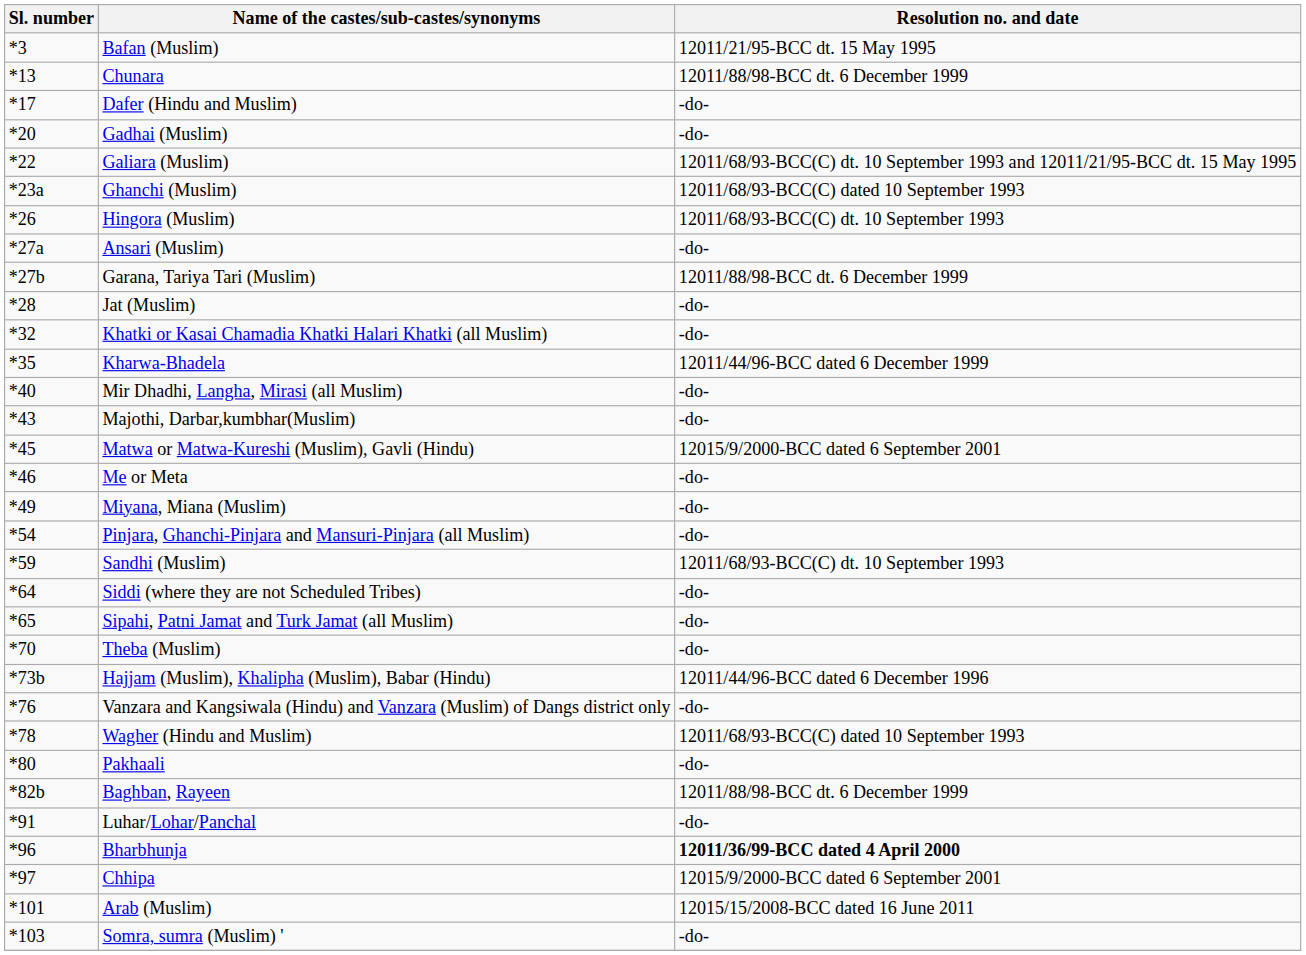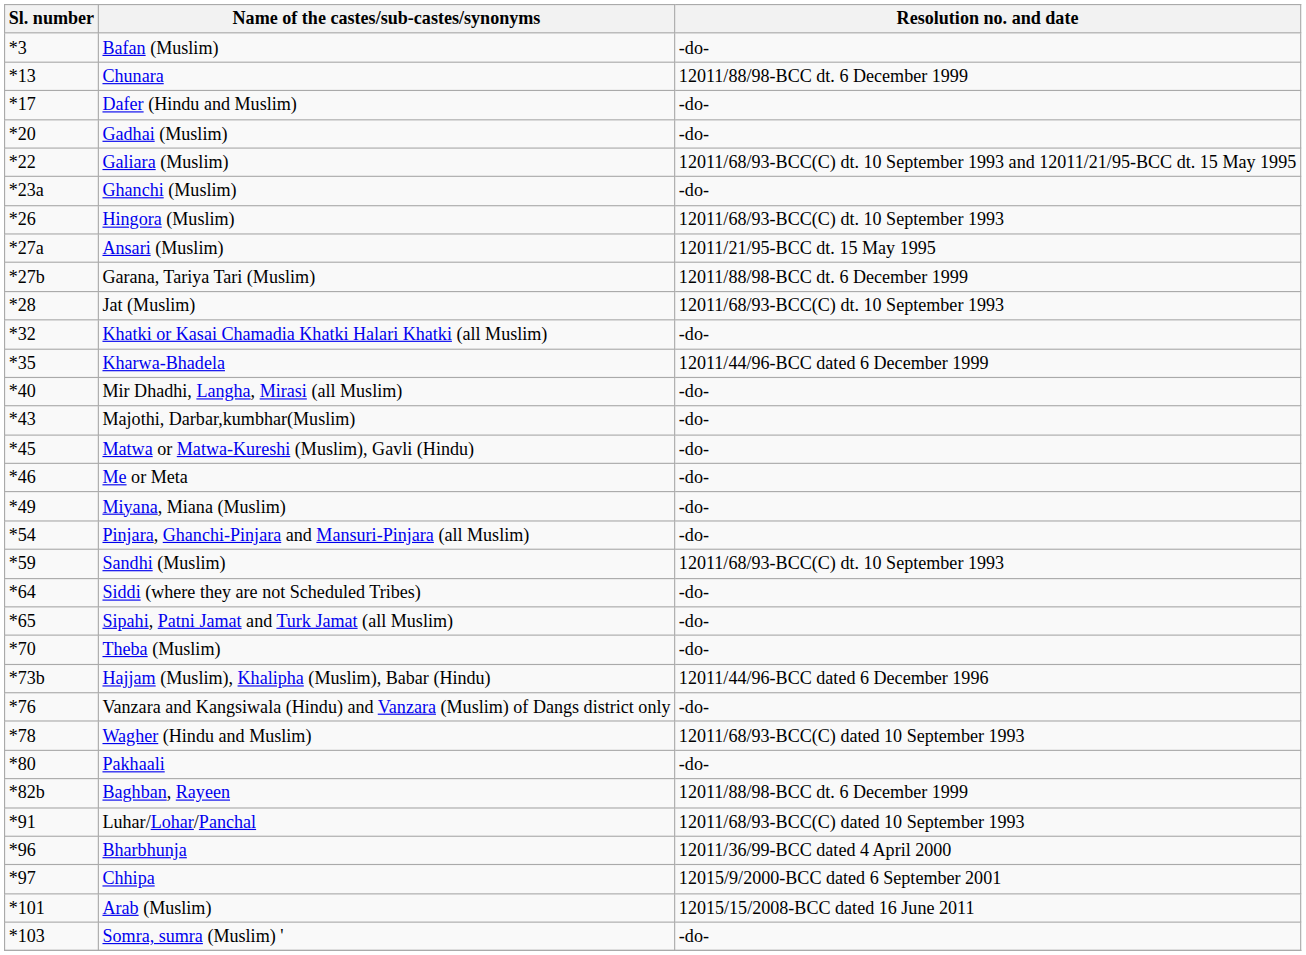(807, 47) 12011/21/95-BCC dt. 15 May 1995 -> (694, 47) -do-
(852, 190) 12011/68/93-BCC(C) dated 10 September 1993 -> (694, 190) -do-
(694, 248) -do- -> (807, 248) 12011/21/95-BCC dt. 15 May 1995
(694, 305) -do- -> (841, 305) 12011/68/93-BCC(C) dt. 10 September 1993
(840, 448) 12015/9/2000-BCC dated 6 September 2001 -> (694, 448) -do-
(694, 821) -do- -> (852, 821) 12011/68/93-BCC(C) dated 10 September 1993
(819, 850) bold -> (815, 850) normal
